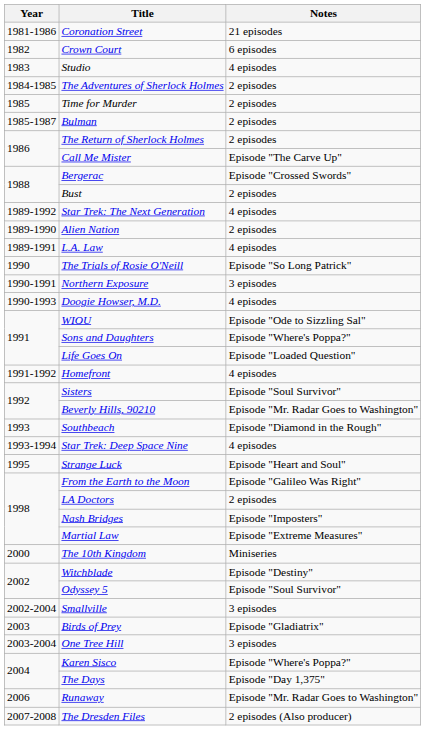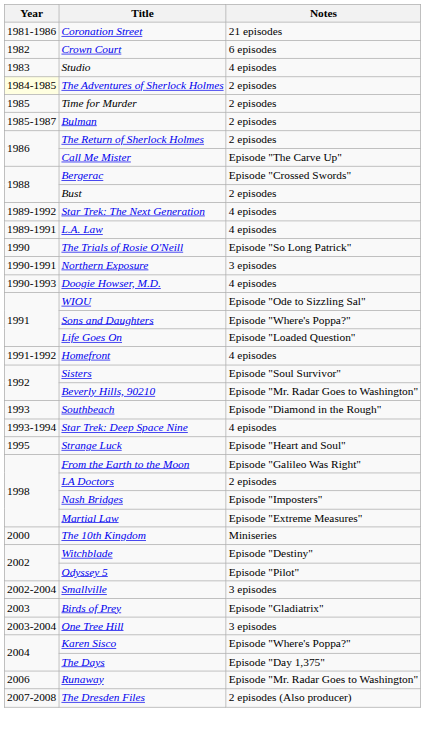(32, 85) no background -> (32, 85) lightyellow background
- row: (90, 229)
(285, 590) Episode "Soul Survivor" -> (264, 572) Episode "Pilot"
